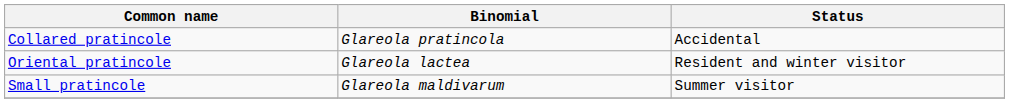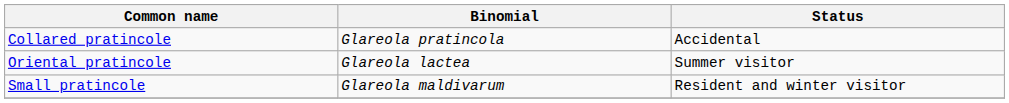(790, 63) Resident and winter visitor -> (735, 63) Summer visitor
(735, 86) Summer visitor -> (790, 86) Resident and winter visitor
